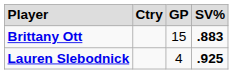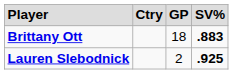(179, 36) 15 -> (179, 36) 18
(179, 58) 4 -> (179, 58) 2
